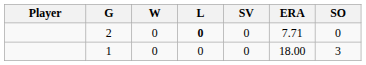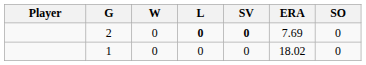(246, 32) normal -> (246, 32) bold
(292, 32) 7.71 -> (292, 32) 7.69
(292, 51) 18.00 -> (292, 51) 18.02
(338, 51) 3 -> (338, 51) 0
